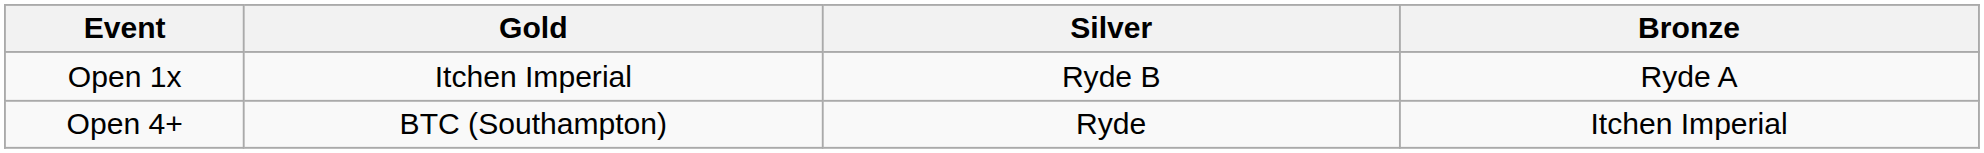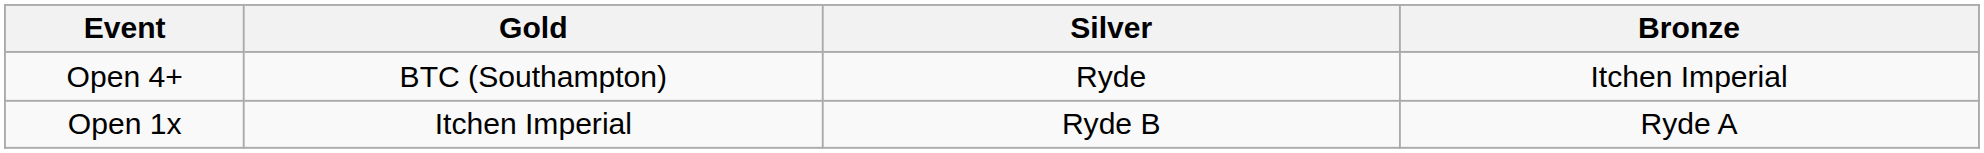rows swapped: (125, 76) <-> (125, 123)
